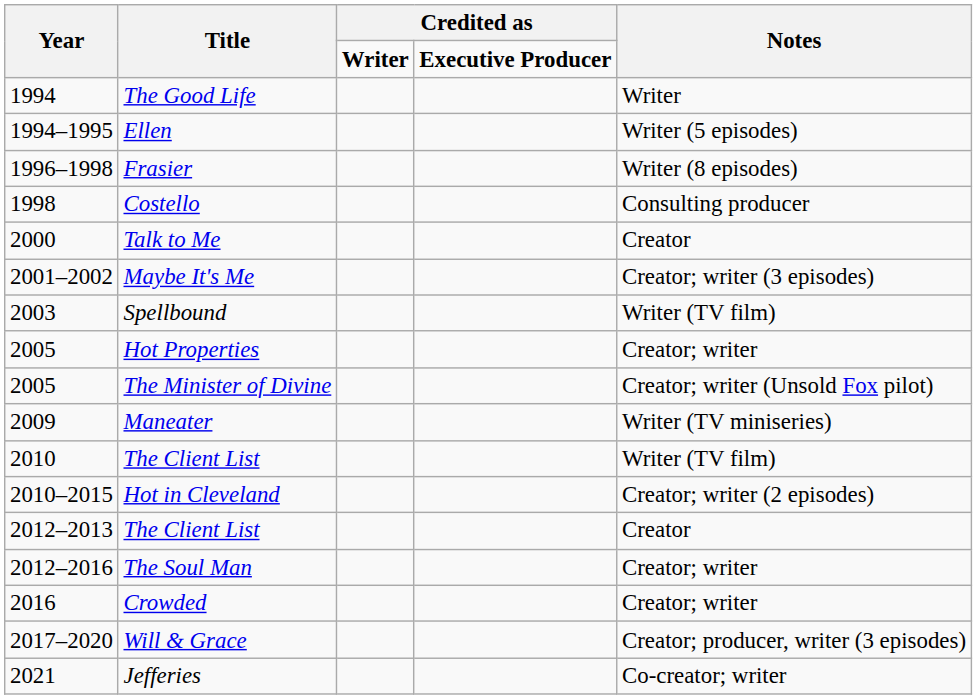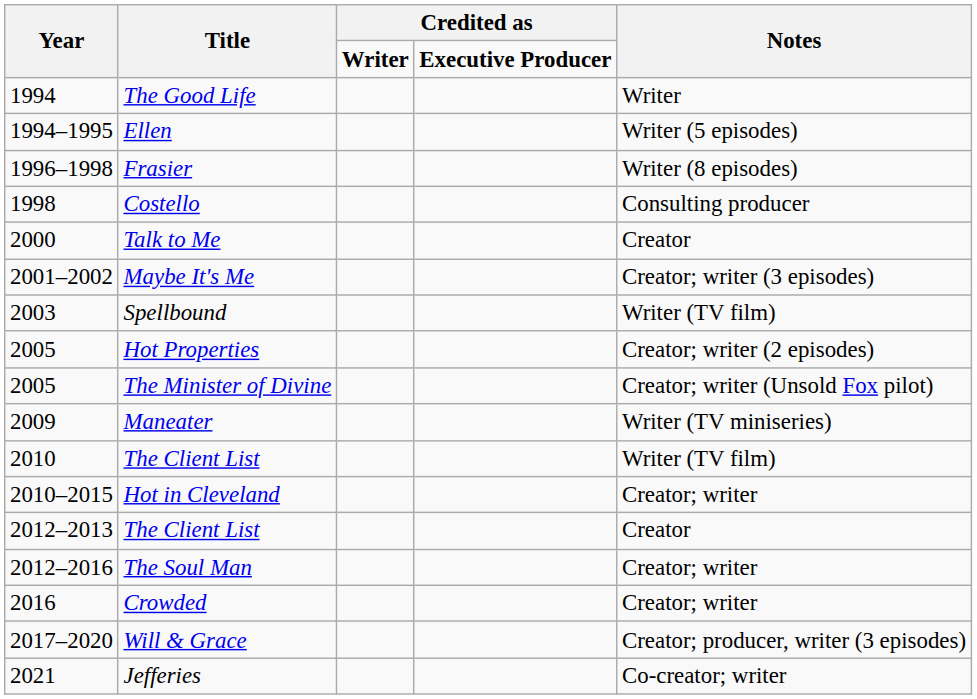(690, 349) Creator; writer -> (748, 349) Creator; writer (2 episodes)
(748, 494) Creator; writer (2 episodes) -> (690, 494) Creator; writer
